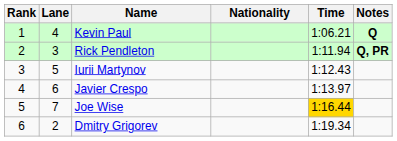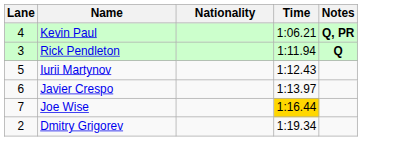- column: (22, 13)
(373, 32) Q -> (338, 32) Q, PR
(373, 51) Q, PR -> (338, 51) Q
